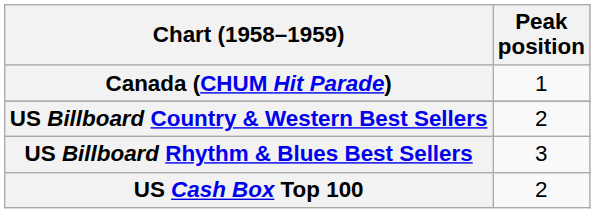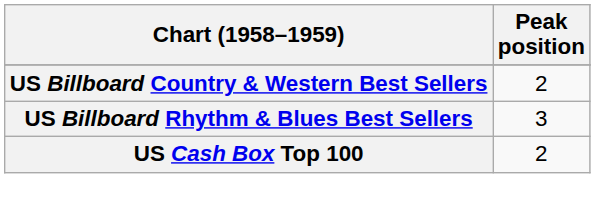- row: (249, 82)
